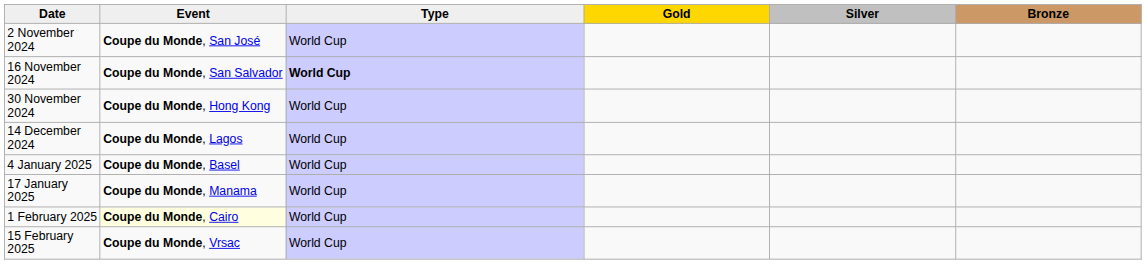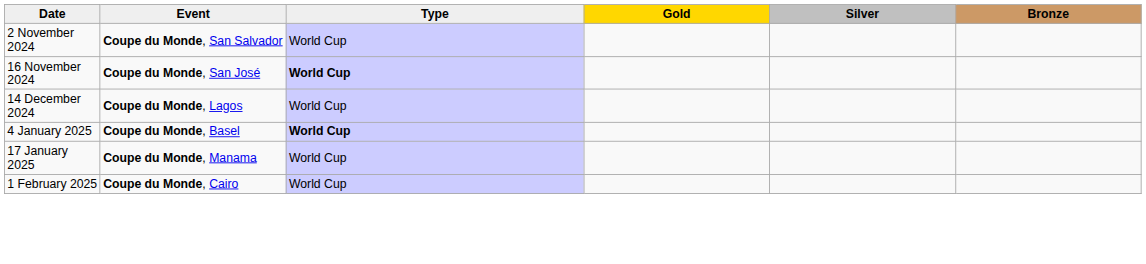(182, 40) Coupe du Monde, San José -> (193, 40) Coupe du Monde, San Salvador
(193, 73) Coupe du Monde, San Salvador -> (182, 73) Coupe du Monde, San José
- row: (44, 105)
(318, 164) normal -> (320, 131) bold
(171, 216) lightyellow background -> (171, 183) no background
- row: (40, 242)
